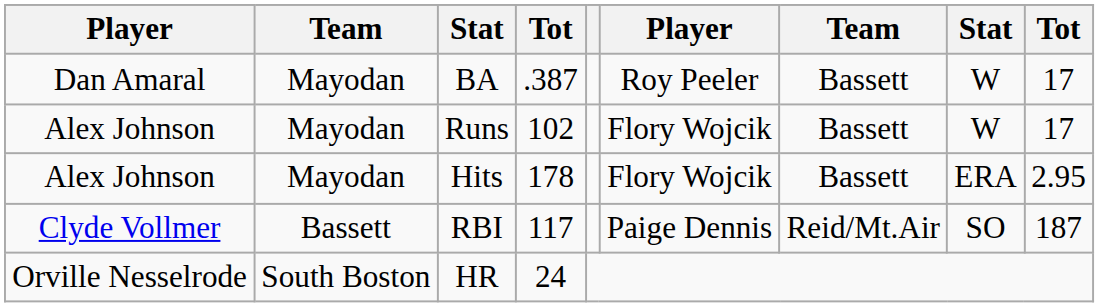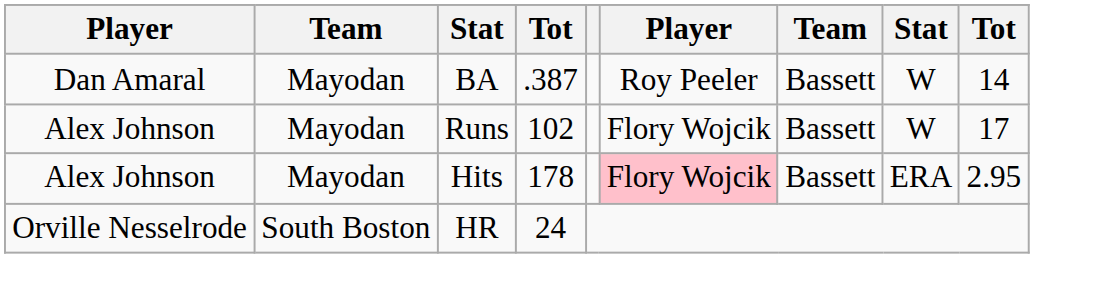(1058, 78) 17 -> (994, 78) 14
(689, 177) no background -> (689, 177) pink background
- row: (477, 227)
